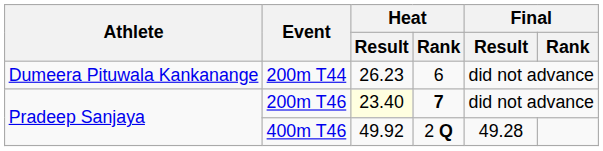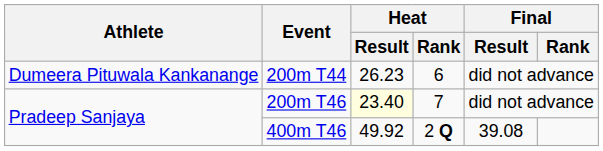(439, 103) bold -> (439, 103) normal
(501, 131) 49.28 -> (501, 131) 39.08
